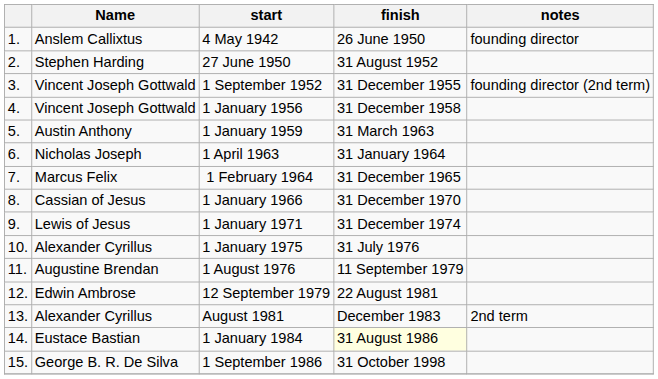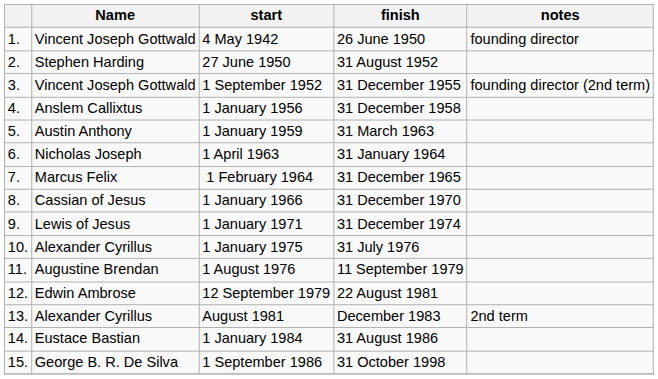(89, 39) Anslem Callixtus -> (115, 39) Vincent Joseph Gottwald
(115, 108) Vincent Joseph Gottwald -> (89, 108) Anslem Callixtus
(387, 339) lightyellow background -> (387, 339) no background
